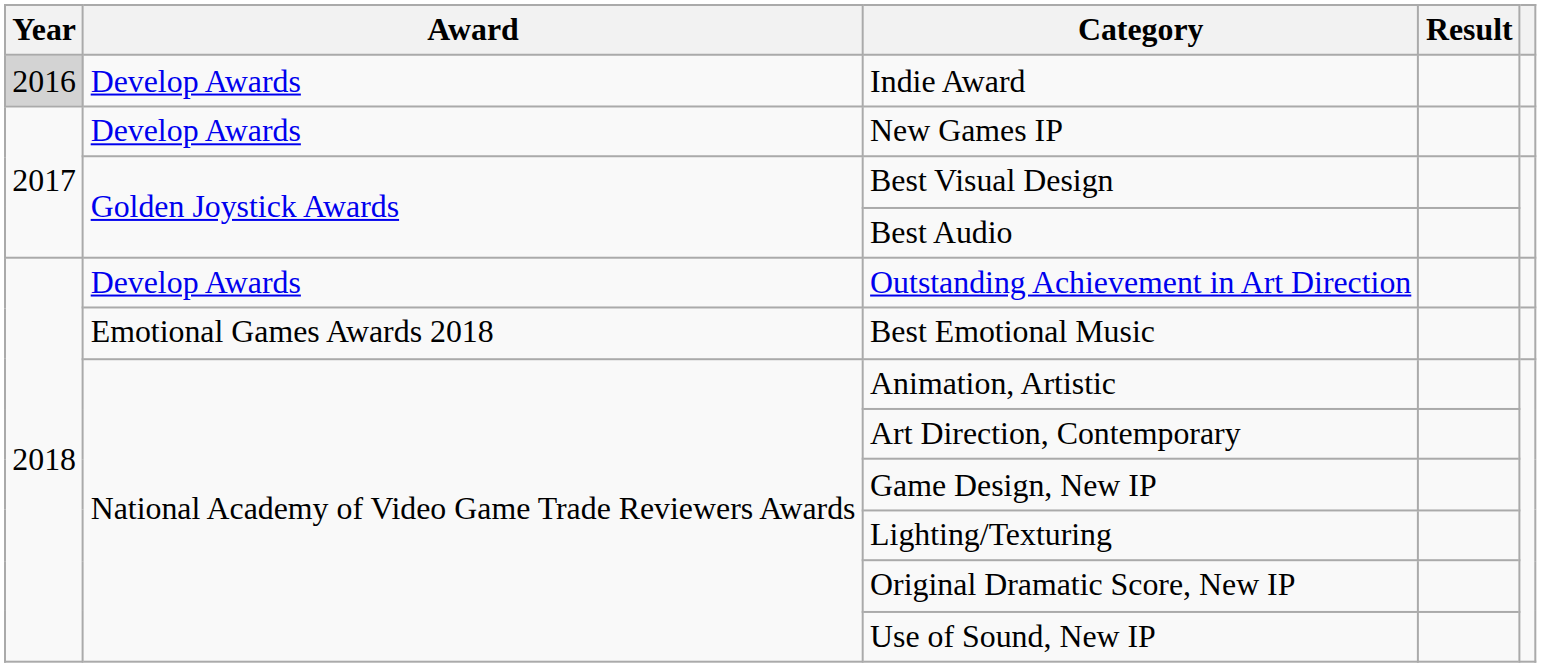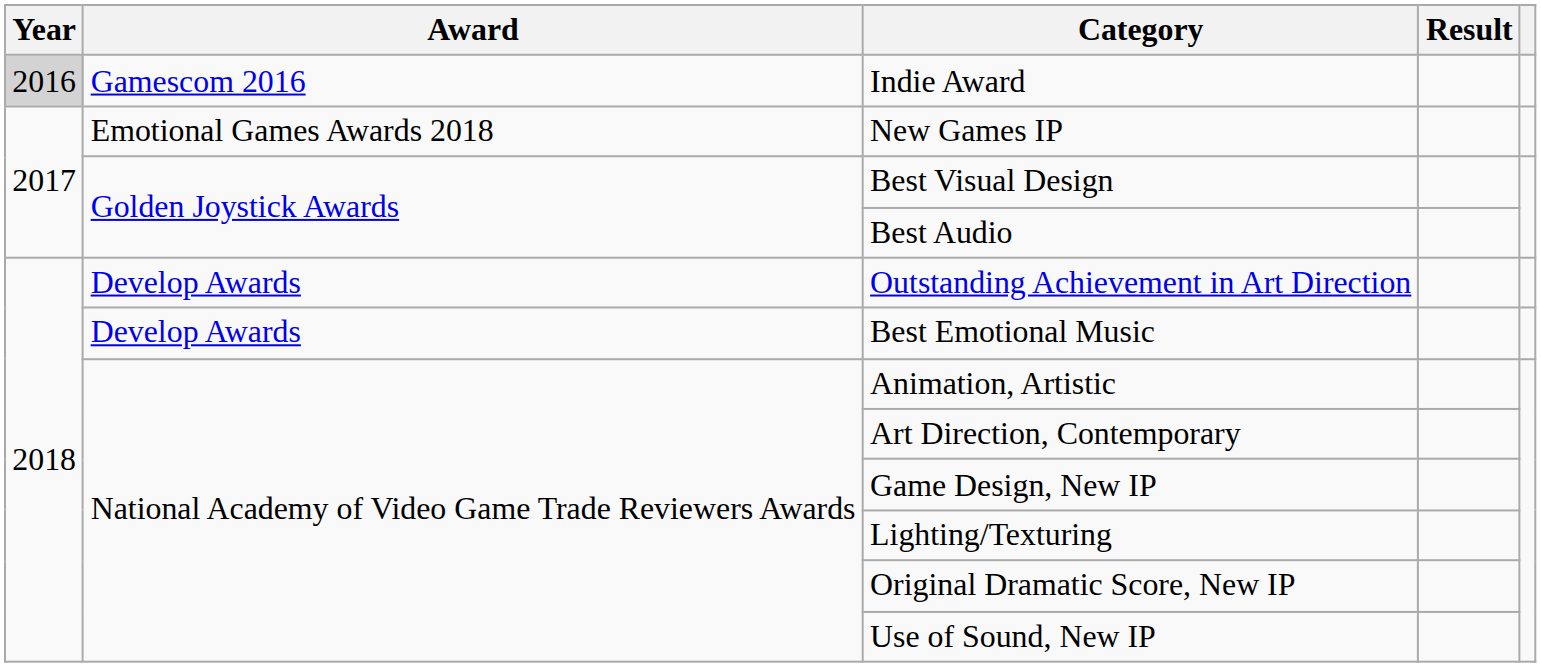(196, 80) Develop Awards -> (198, 80) Gamescom 2016
(196, 130) Develop Awards -> (292, 130) Emotional Games Awards 2018
(292, 332) Emotional Games Awards 2018 -> (196, 332) Develop Awards
